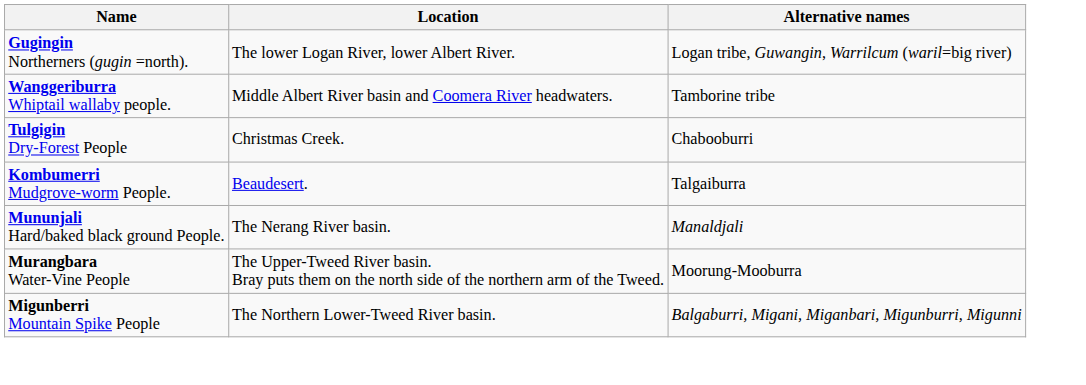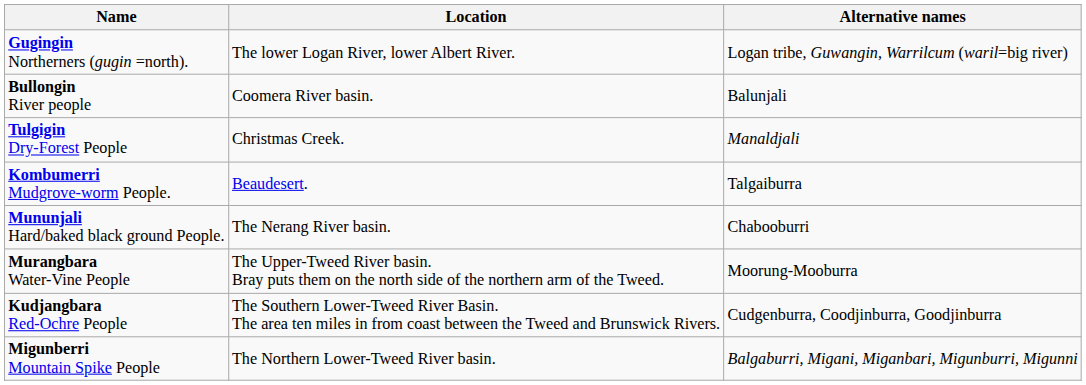- row: (90, 95)
+ row: (50, 95)
(712, 139) Chabooburri -> (763, 139) Manaldjali
(707, 227) Manaldjali -> (768, 227) Chabooburri
+ row: (68, 314)
